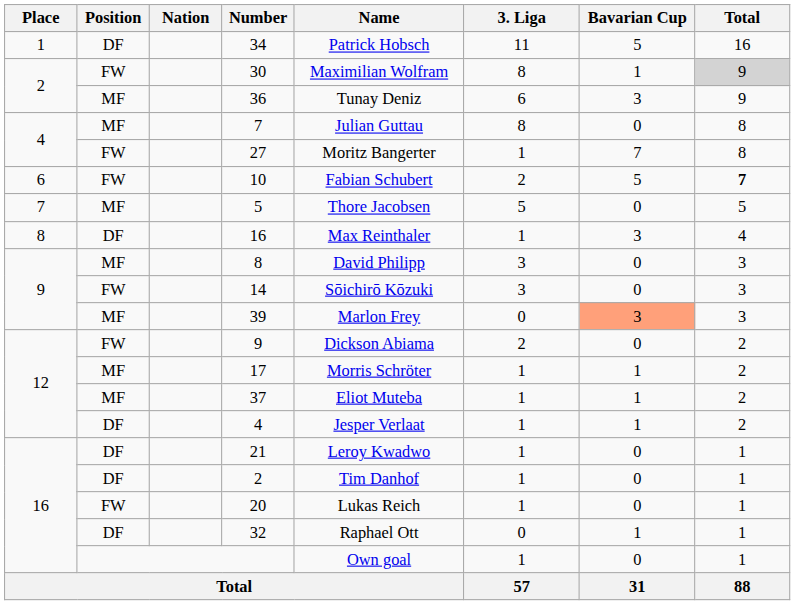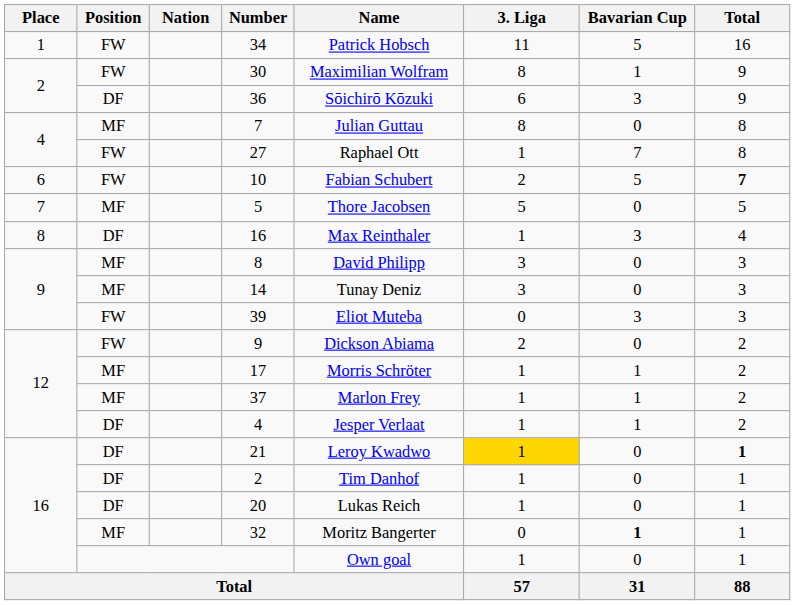(113, 45) DF -> (113, 45) FW
(742, 72) lightgrey background -> (742, 72) no background
(113, 99) MF -> (113, 99) DF
(379, 99) Tunay Deniz -> (379, 99) Sōichirō Kōzuki
(379, 153) Moritz Bangerter -> (379, 153) Raphael Ott
(113, 288) FW -> (113, 288) MF
(379, 288) Sōichirō Kōzuki -> (379, 288) Tunay Deniz
(113, 315) MF -> (113, 315) FW
(379, 315) Marlon Frey -> (379, 315) Eliot Muteba
(637, 315) lightsalmon background -> (637, 315) no background
(379, 397) Eliot Muteba -> (379, 397) Marlon Frey
(522, 451) no background -> (522, 451) gold background
(742, 451) normal -> (742, 451) bold
(113, 505) FW -> (113, 505) DF
(113, 532) DF -> (113, 532) MF
(379, 532) Raphael Ott -> (379, 532) Moritz Bangerter
(637, 532) normal -> (637, 532) bold
